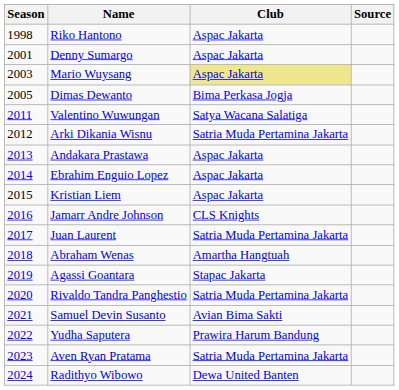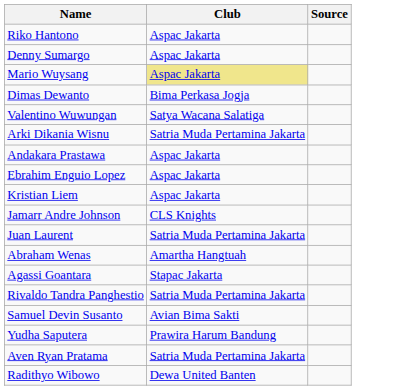- column: (26, 14)
